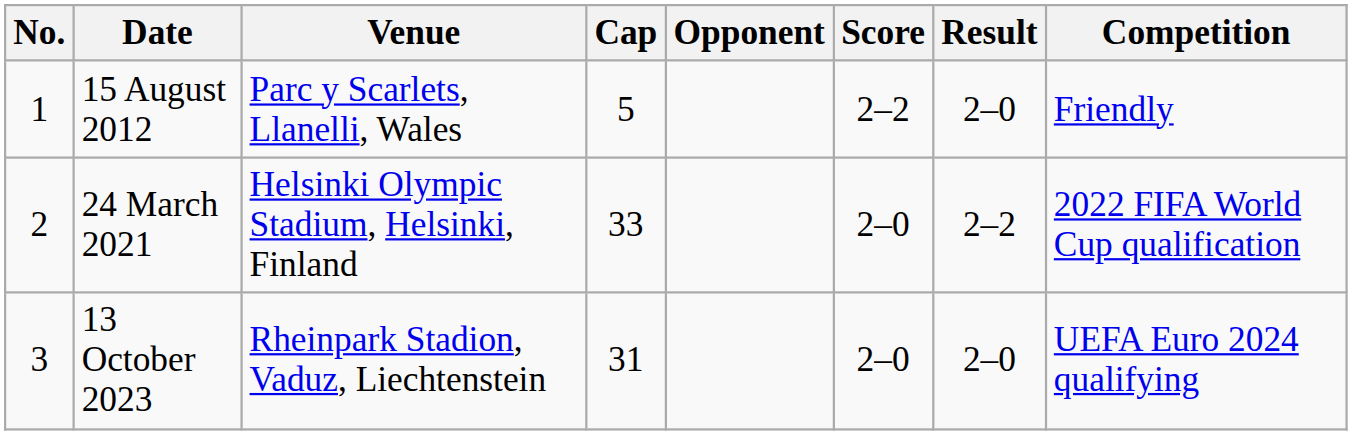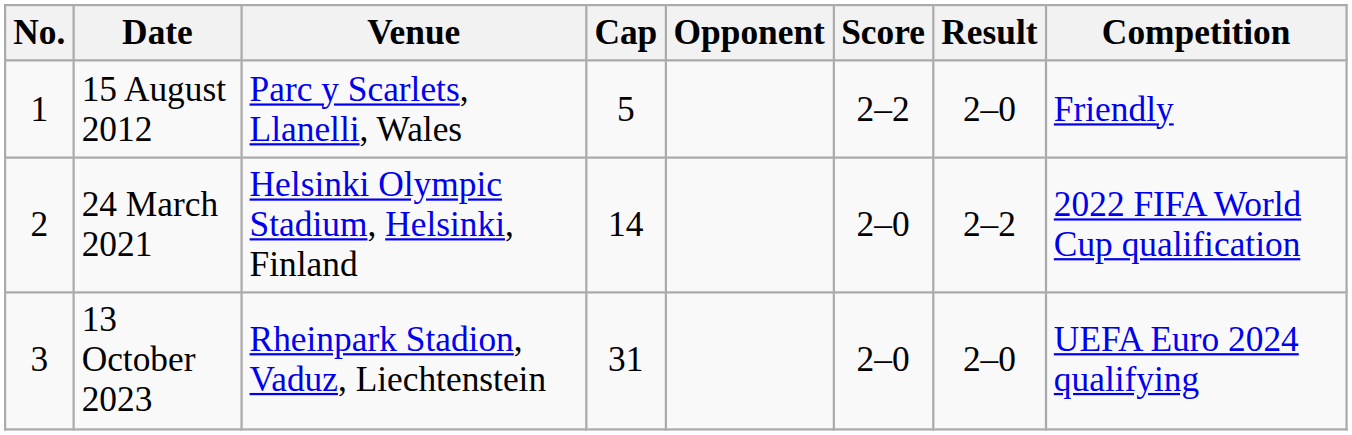(626, 224) 33 -> (626, 224) 14
